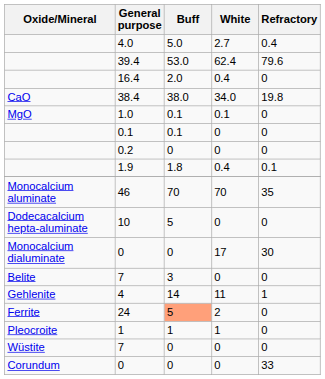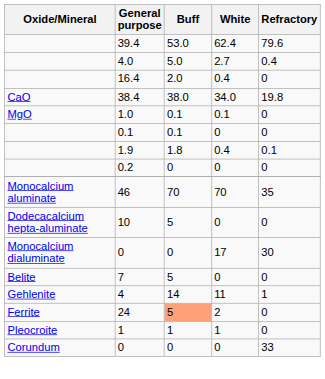rows swapped: (60, 44) <-> (60, 61)
rows swapped: (60, 150) <-> (60, 168)
(170, 276) 3 -> (170, 276) 5
- row: (26, 347)
